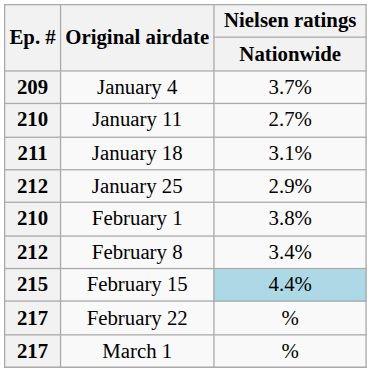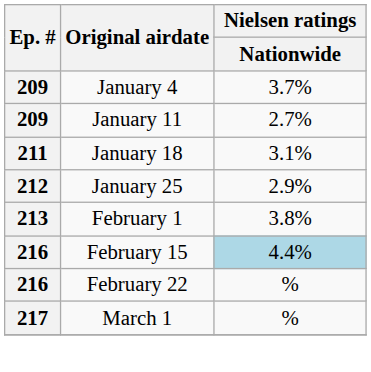(33, 119) 210 -> (33, 119) 209
(33, 218) 210 -> (33, 218) 213
- row: (137, 251)
(33, 284) 215 -> (33, 251) 216
(33, 317) 217 -> (33, 284) 216
